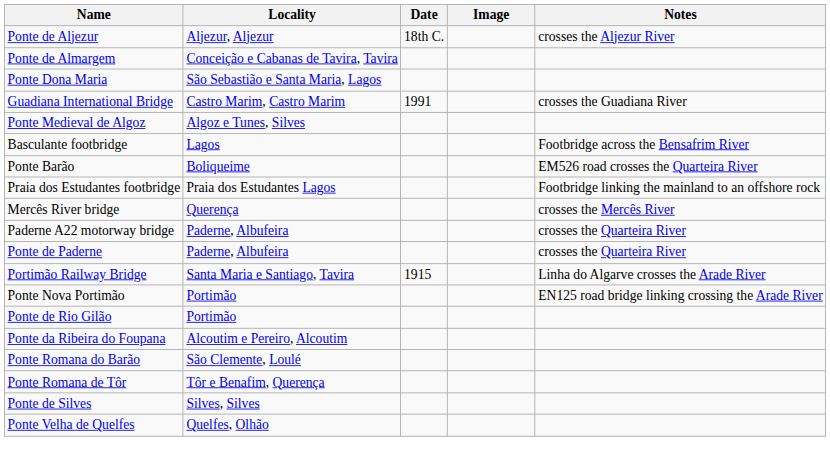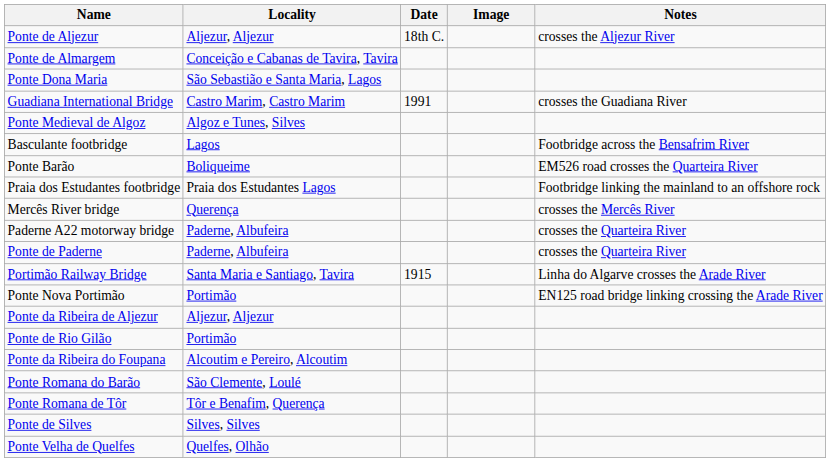+ row: (83, 317)
